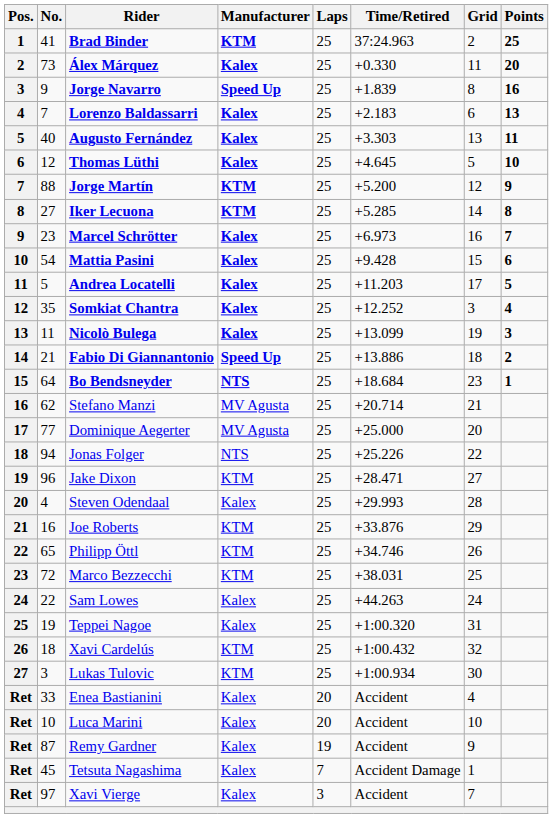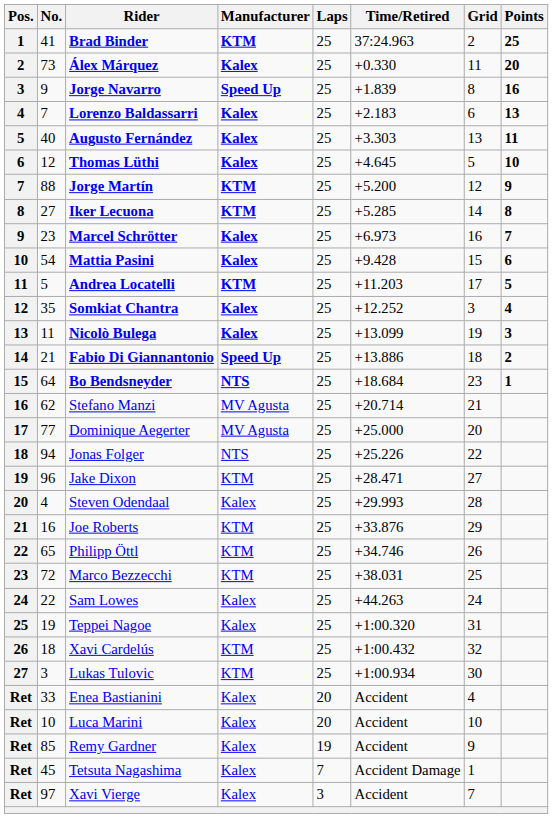(239, 284) Kalex -> (238, 284) KTM
(48, 746) 87 -> (48, 746) 85
